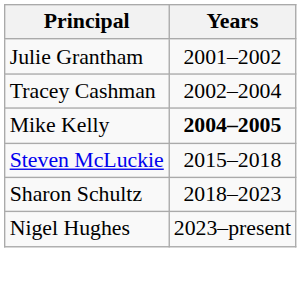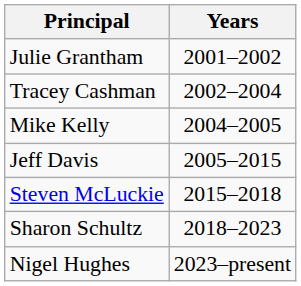(232, 125) bold -> (232, 125) normal
+ row: (54, 159)
